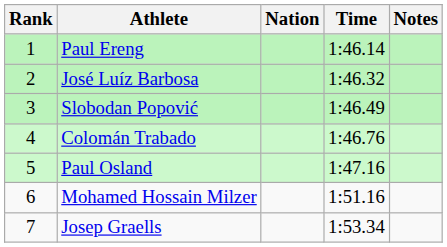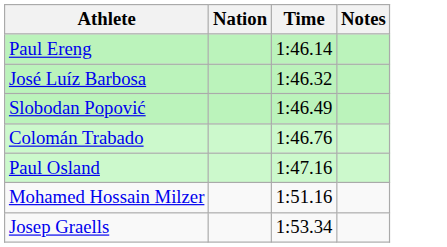- column: (31, 19)
